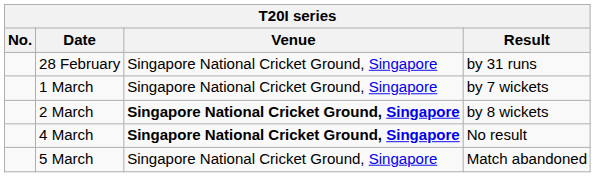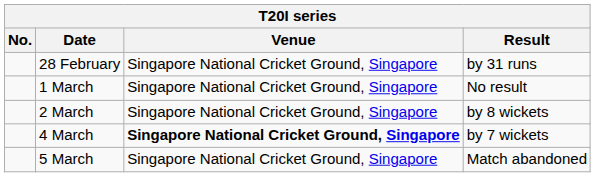(508, 87) by 7 wickets -> (497, 87) No result
(293, 111) bold -> (282, 111) normal
(497, 135) No result -> (508, 135) by 7 wickets
